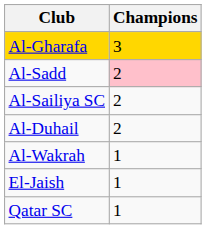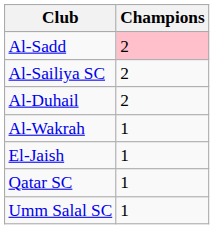- row: (48, 45)
+ row: (60, 210)
